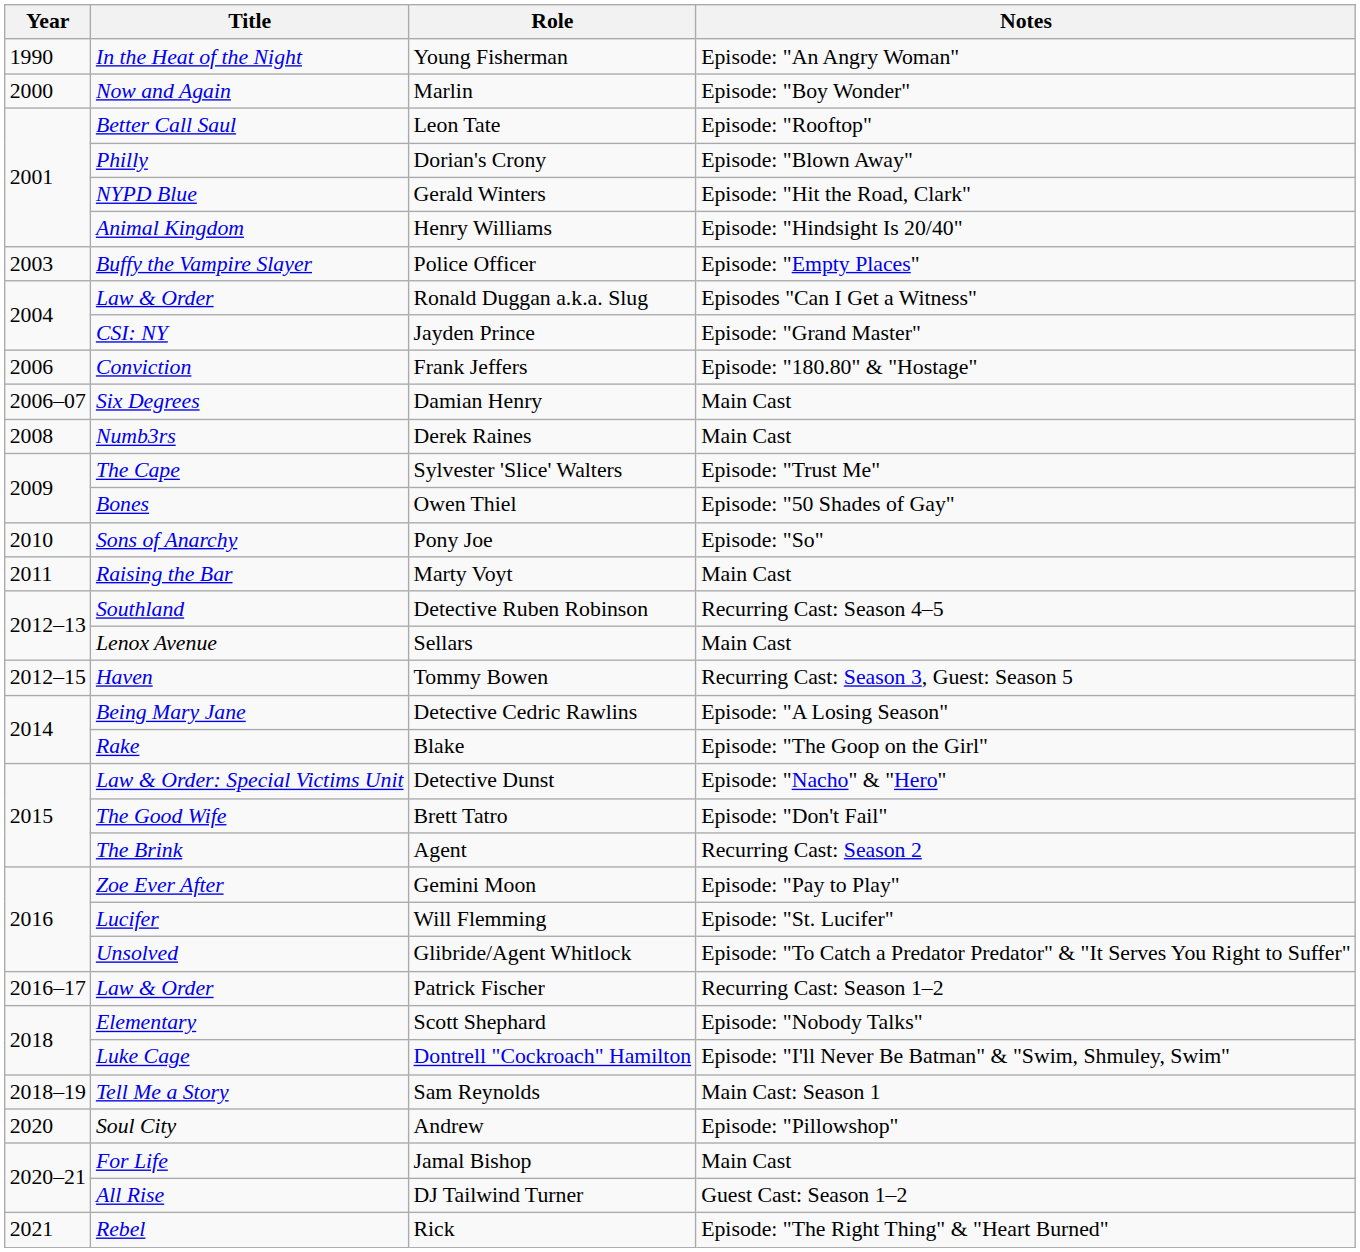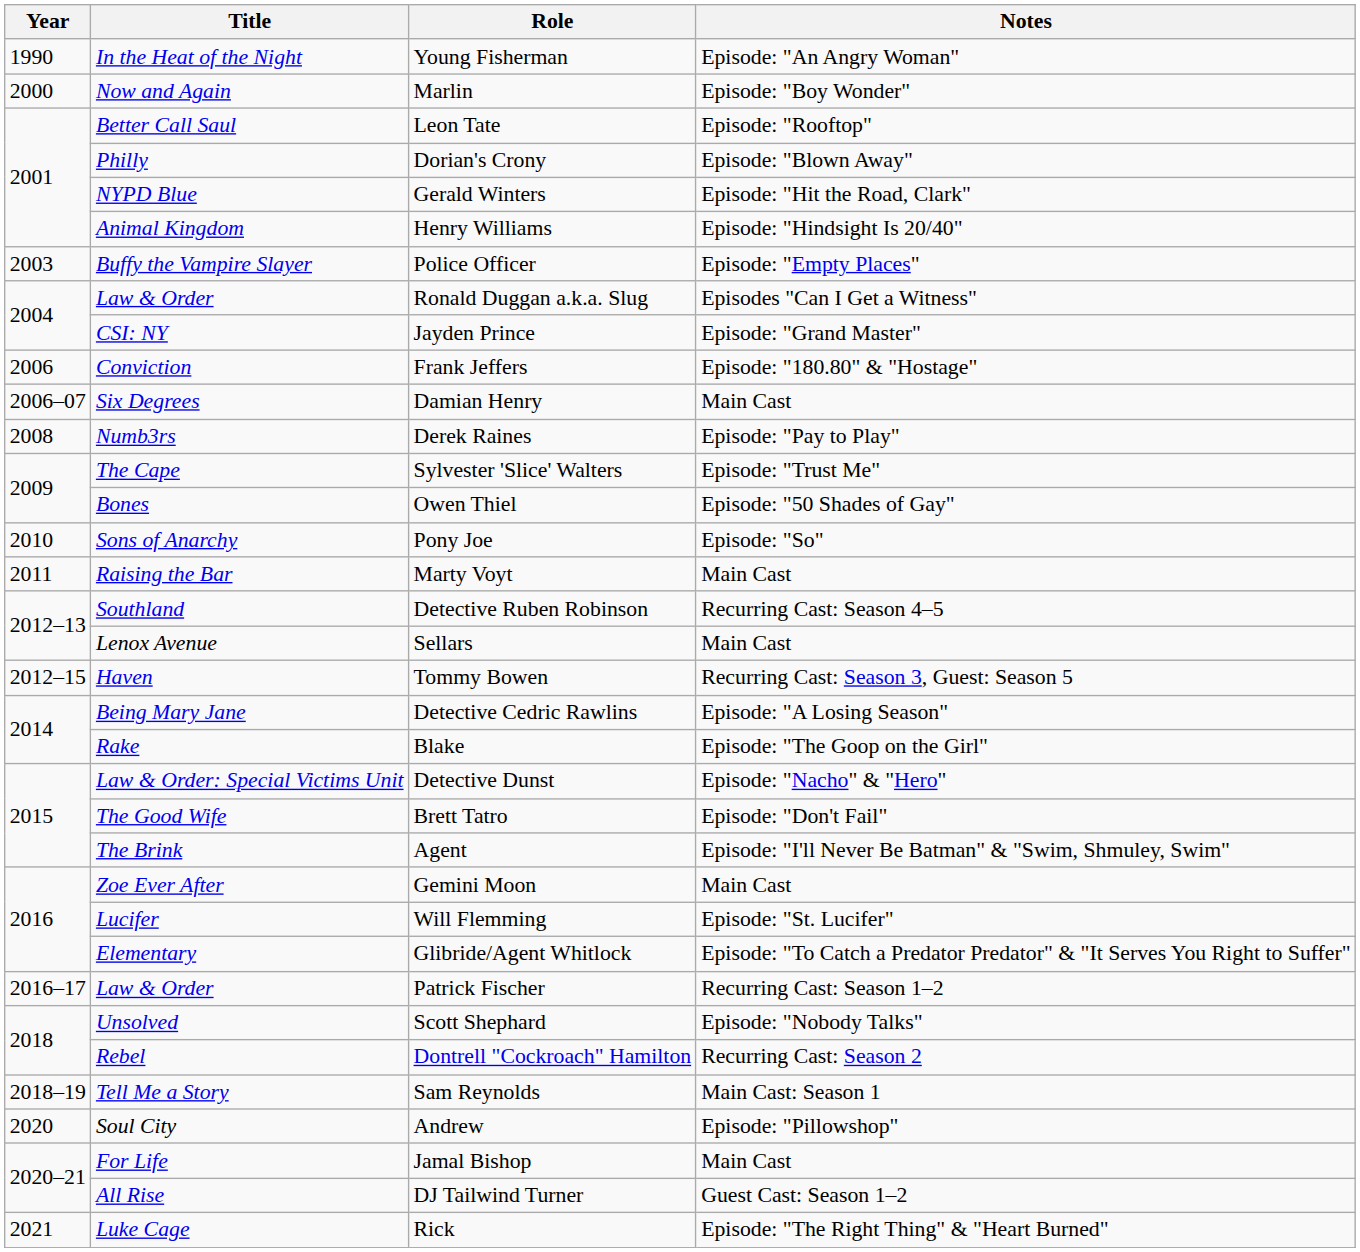(746, 435) Main Cast -> (800, 435) Episode: "Pay to Play"
(811, 849) Recurring Cast: Season 2 -> (966, 849) Episode: "I'll Never Be Batman" & "Swim, Shmuley, Swim"
(800, 884) Episode: "Pay to Play" -> (746, 884) Main Cast
(137, 953) Unsolved -> (146, 953) Elementary
(146, 1022) Elementary -> (137, 1022) Unsolved
(143, 1057) Luke Cage -> (121, 1057) Rebel
(966, 1057) Episode: "I'll Never Be Batman" & "Swim, Shmuley, Swim" -> (811, 1057) Recurring Cast: Season 2
(121, 1229) Rebel -> (143, 1229) Luke Cage
